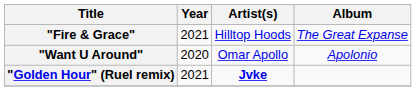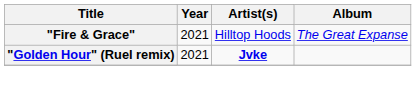- row: (91, 55)
